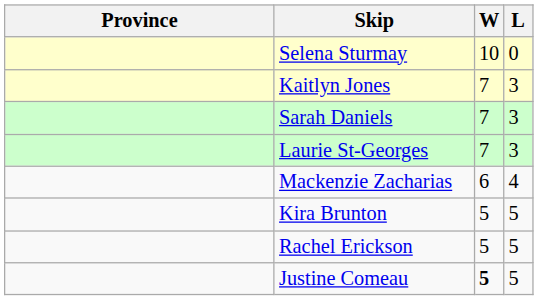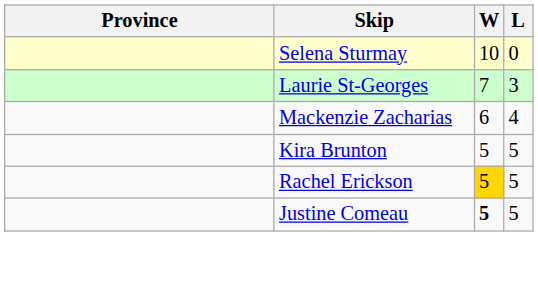- row: (335, 85)
- row: (336, 117)
(484, 246) no background -> (484, 182) gold background
